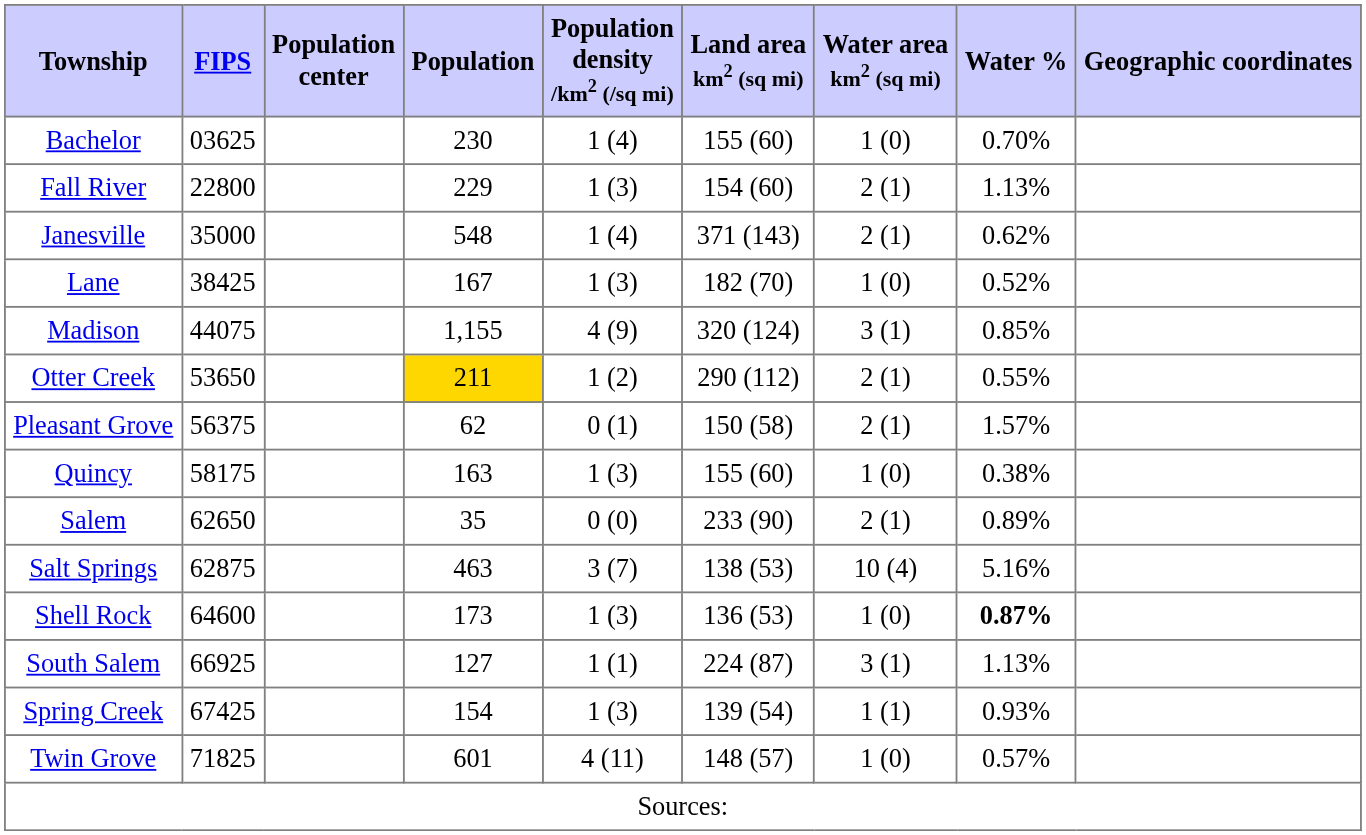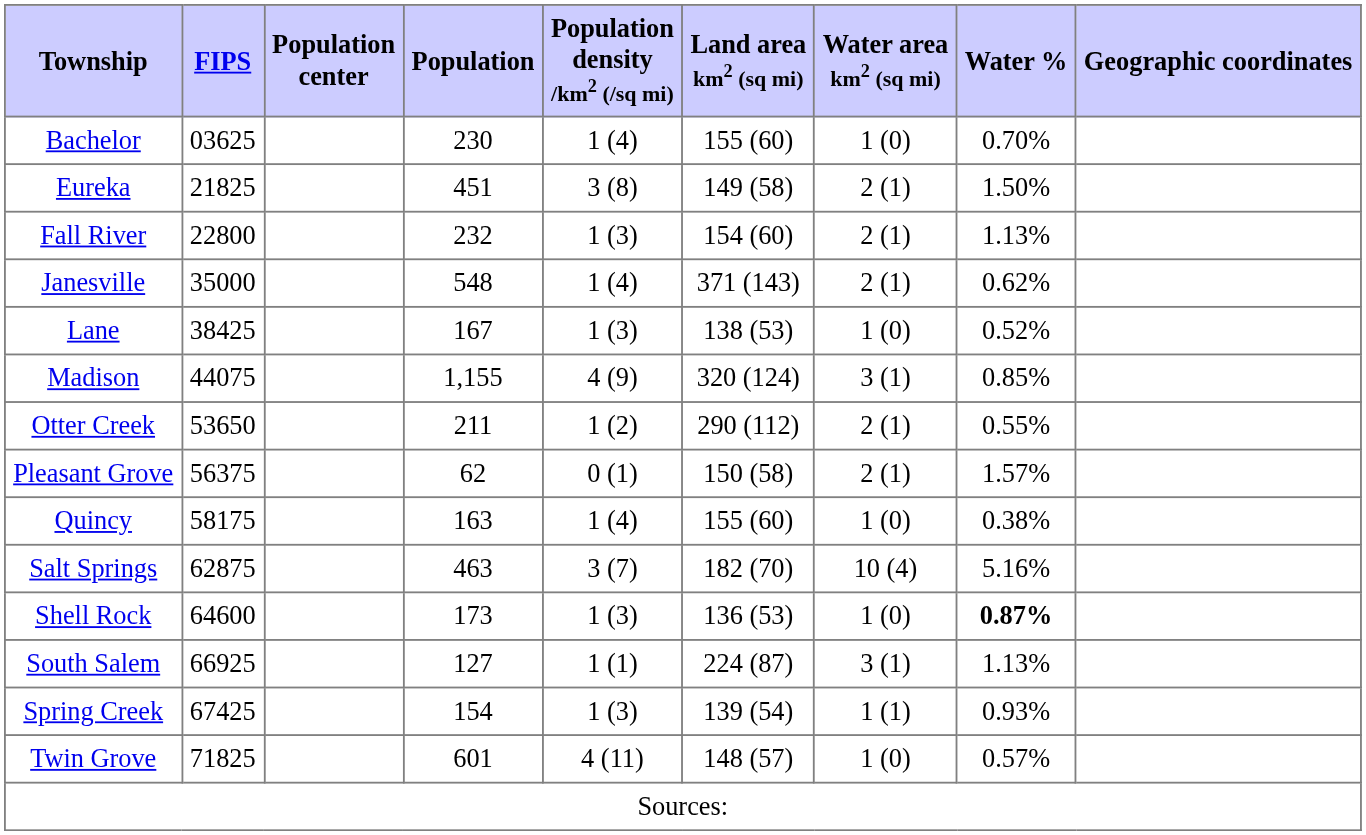+ row: (93, 187)
(473, 187) 229 -> (473, 235) 232
(748, 282) 182 (70) -> (748, 330) 138 (53)
(473, 377) gold background -> (473, 425) no background
(612, 472) 1 (3) -> (612, 520) 1 (4)
- row: (93, 520)
(748, 568) 138 (53) -> (748, 568) 182 (70)
